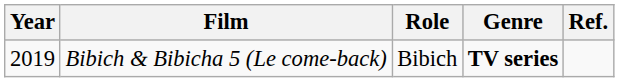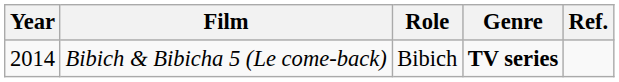(32, 58) 2019 -> (32, 58) 2014
